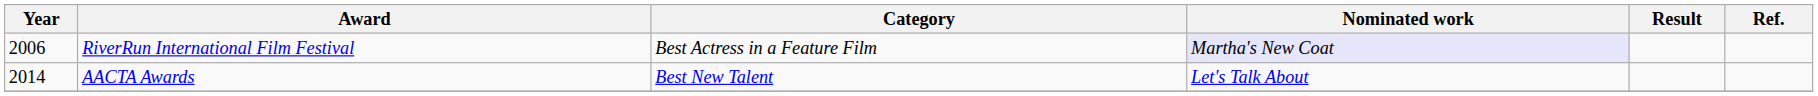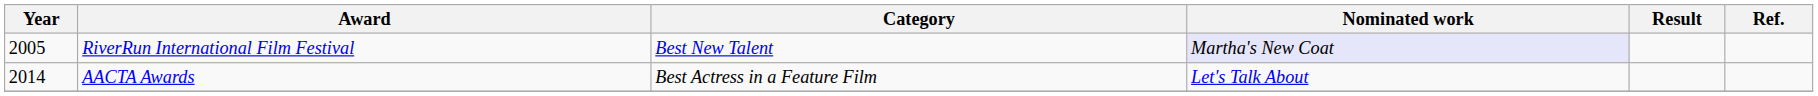(27, 47) 2006 -> (27, 47) 2005
(766, 47) Best Actress in a Feature Film -> (714, 47) Best New Talent
(714, 76) Best New Talent -> (766, 76) Best Actress in a Feature Film
